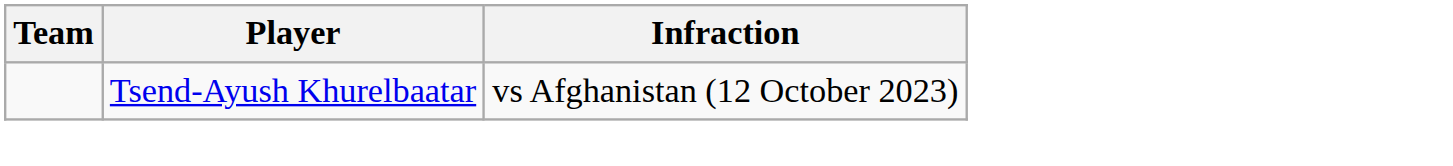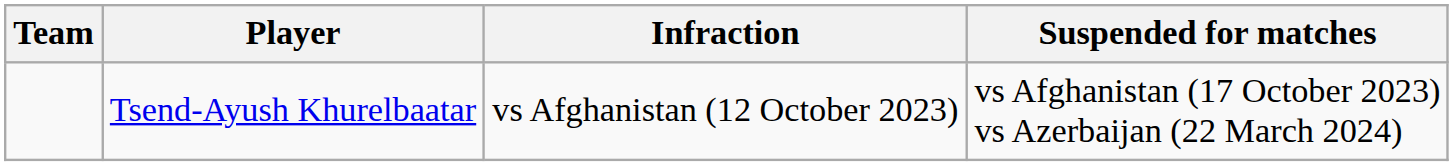+ column: (1207, 33)
